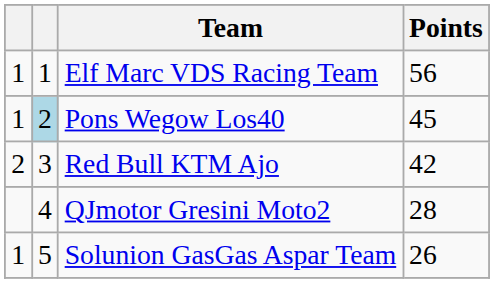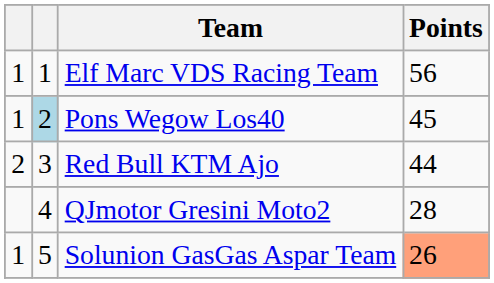(423, 164) 42 -> (423, 164) 44
(423, 255) no background -> (423, 255) lightsalmon background
